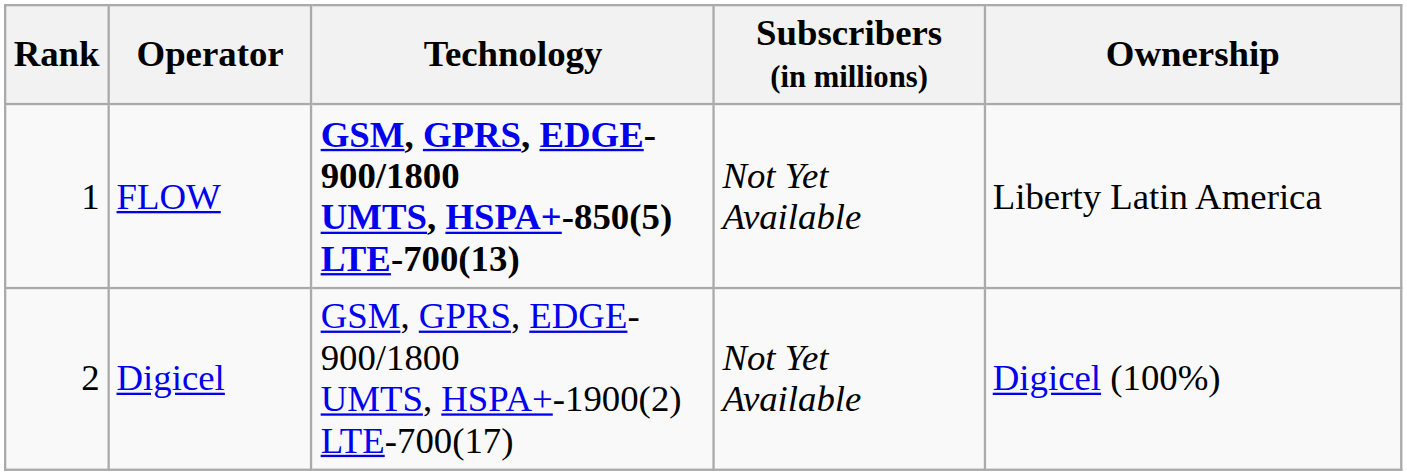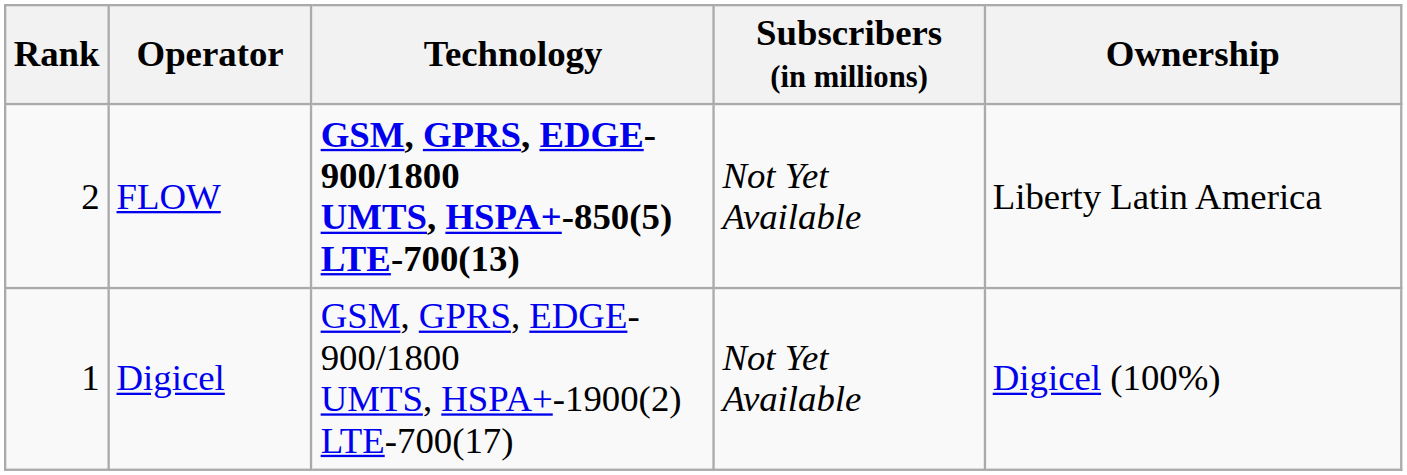(90, 195) 1 -> (90, 195) 2
(90, 378) 2 -> (90, 378) 1
